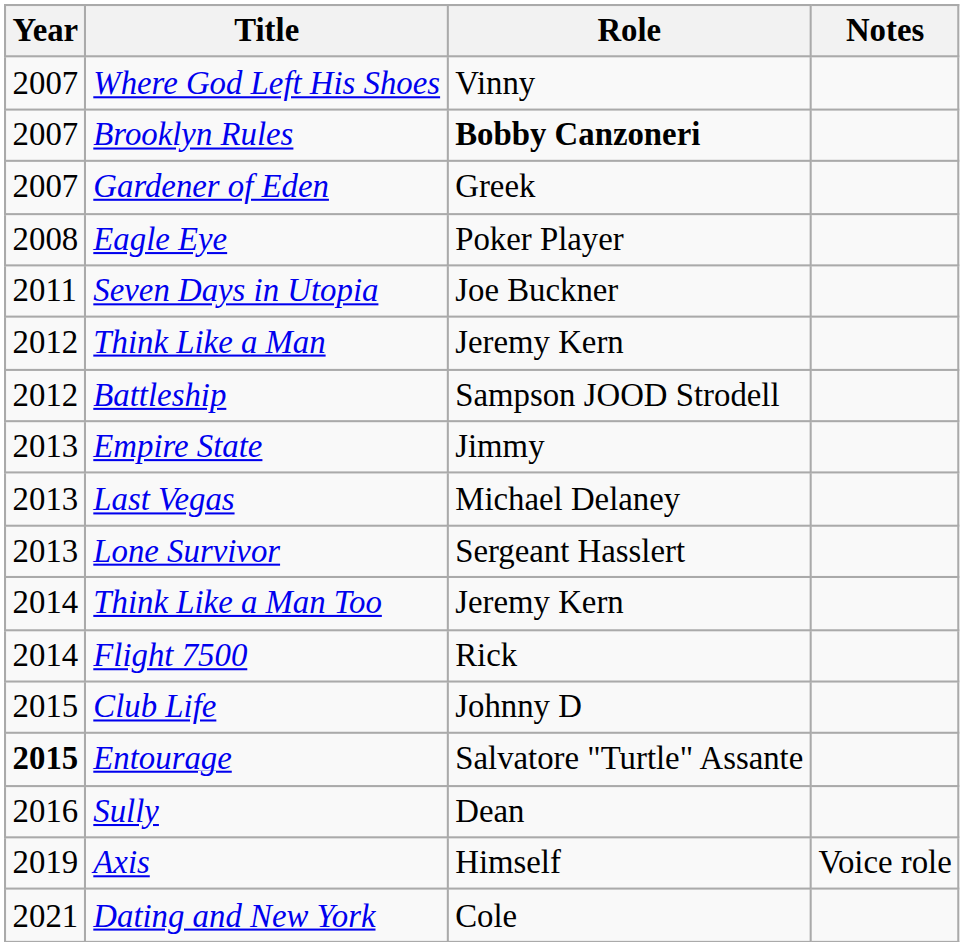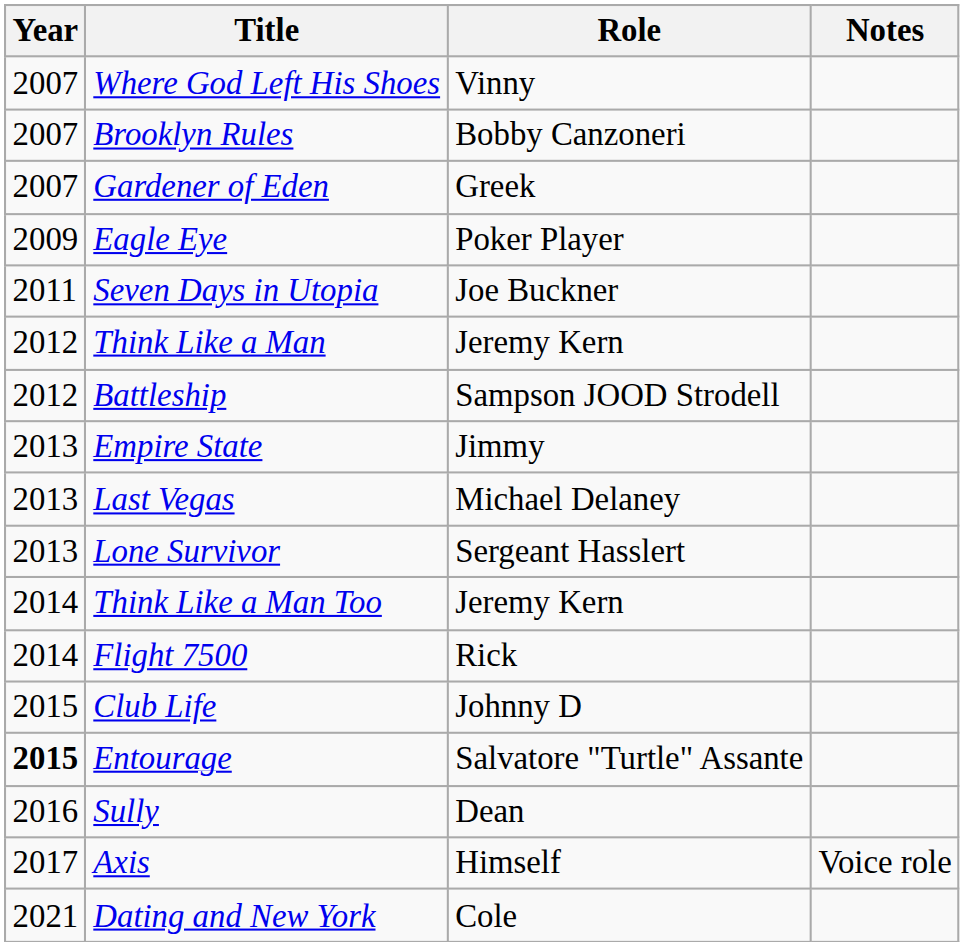(578, 134) bold -> (570, 134) normal
(45, 238) 2008 -> (45, 238) 2009
(45, 862) 2019 -> (45, 862) 2017
